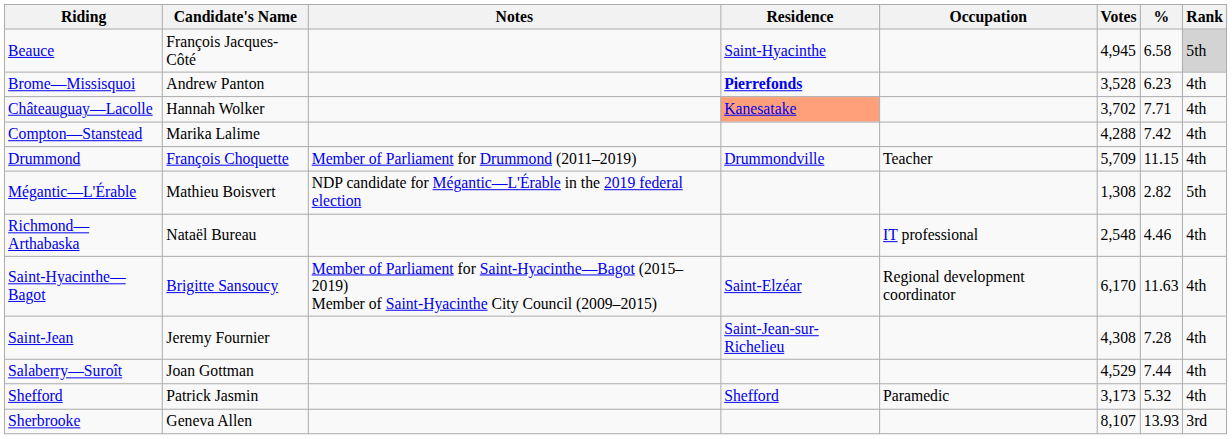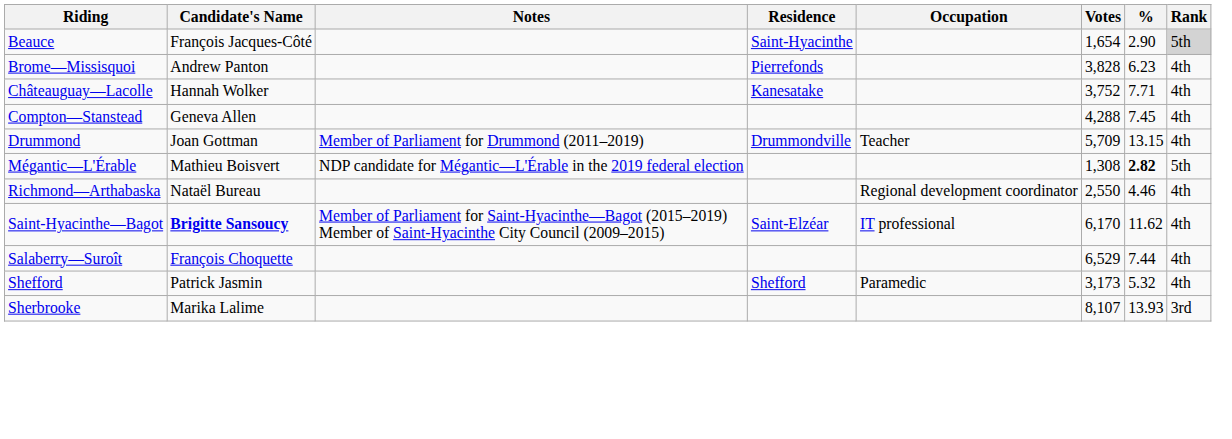(1118, 50) 4,945 -> (1103, 41) 1,654
(1158, 50) 6.58 -> (1142, 41) 2.90
(763, 84) bold -> (787, 66) normal
(1118, 84) 3,528 -> (1103, 66) 3,828
(760, 109) lightsalmon background -> (787, 91) no background
(1118, 109) 3,702 -> (1103, 91) 3,752
(213, 134) Marika Lalime -> (213, 116) Geneva Allen
(1158, 134) 7.42 -> (1142, 116) 7.45
(228, 158) François Choquette -> (214, 141) Joan Gottman
(1161, 158) 11.15 -> (1146, 141) 13.15
(1158, 192) normal -> (1142, 166) bold
(931, 235) IT professional -> (969, 191) Regional development coordinator
(1118, 235) 2,548 -> (1103, 191) 2,550
(222, 286) normal -> (229, 224) bold
(954, 286) Regional development coordinator -> (908, 224) IT professional
(1161, 286) 11.63 -> (1146, 224) 11.62
- row: (41, 337)
(210, 371) Joan Gottman -> (232, 258) François Choquette
(1118, 371) 4,529 -> (1103, 258) 6,529
(209, 421) Geneva Allen -> (217, 308) Marika Lalime
